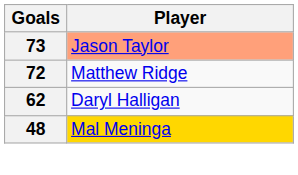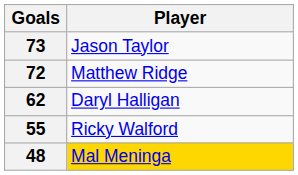(120, 45) lightsalmon background -> (120, 45) no background
+ row: (36, 128)
